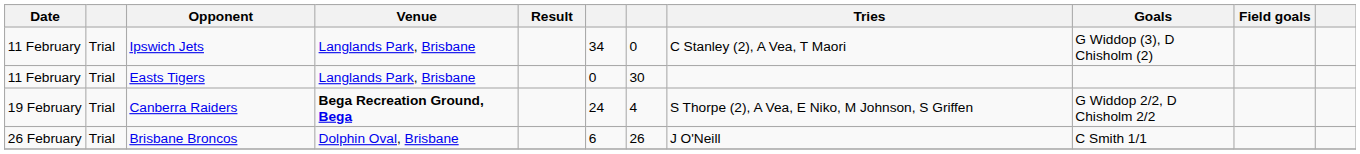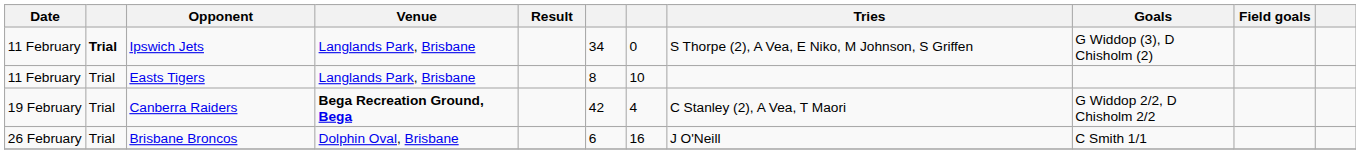(102, 46) normal -> (103, 46) bold
(758, 46) C Stanley (2), A Vea, T Maori -> (822, 46) S Thorpe (2), A Vea, E Niko, M Johnson, S Griffen
(593, 77) 0 -> (593, 77) 8
(637, 77) 30 -> (637, 77) 10
(596, 107) 24 -> (596, 107) 42
(822, 107) S Thorpe (2), A Vea, E Niko, M Johnson, S Griffen -> (758, 107) C Stanley (2), A Vea, T Maori
(637, 138) 26 -> (637, 138) 16
